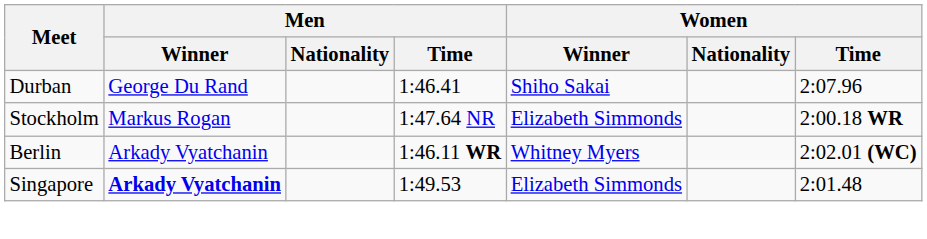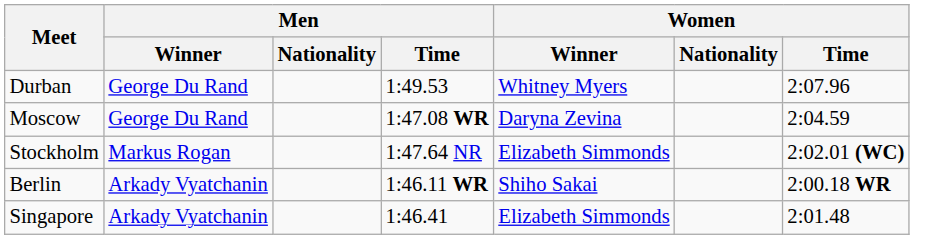(430, 86) 1:46.41 -> (417, 86) 1:49.53
(560, 86) Shiho Sakai -> (563, 86) Whitney Myers
+ row: (45, 119)
(851, 119) 2:00.18 WR -> (846, 151) 2:02.01 (WC)
(575, 151) Whitney Myers -> (548, 184) Shiho Sakai
(858, 151) 2:02.01 (WC) -> (839, 184) 2:00.18 WR
(195, 184) bold -> (188, 217) normal
(430, 184) 1:49.53 -> (417, 217) 1:46.41
